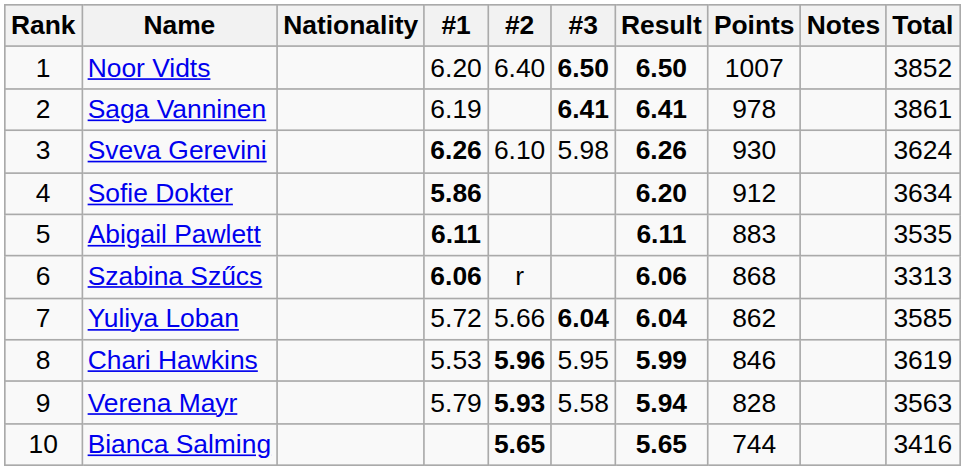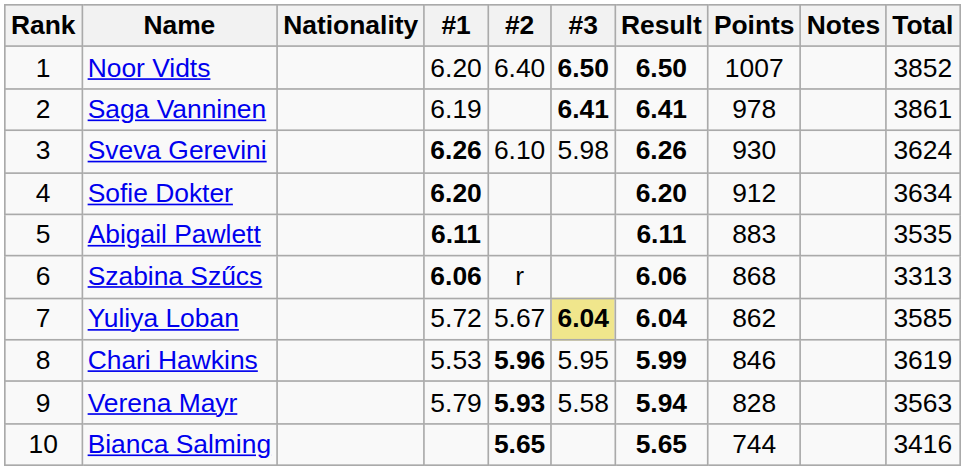(456, 192) 5.86 -> (456, 192) 6.20
(520, 318) 5.66 -> (520, 318) 5.67
(583, 318) no background -> (583, 318) khaki background
